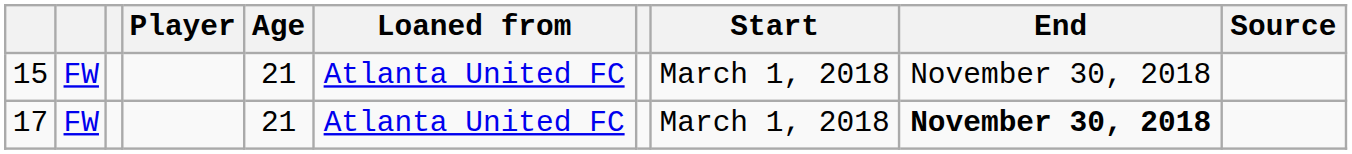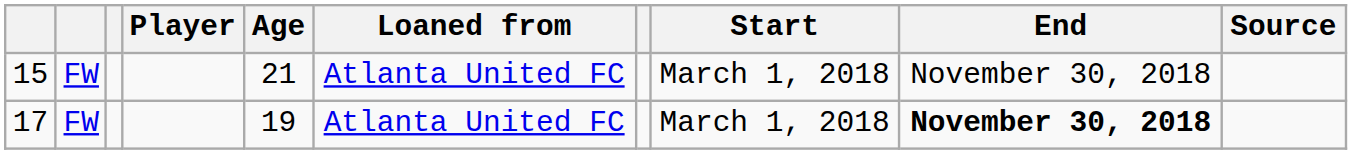(279, 125) 21 -> (279, 125) 19
